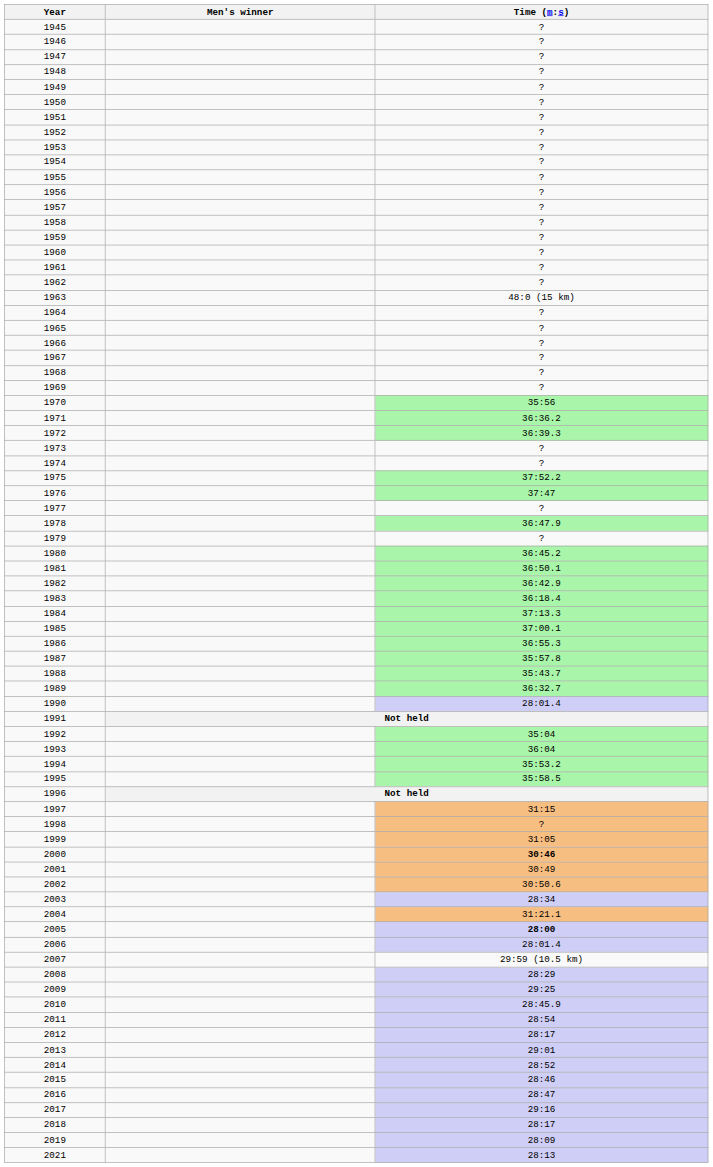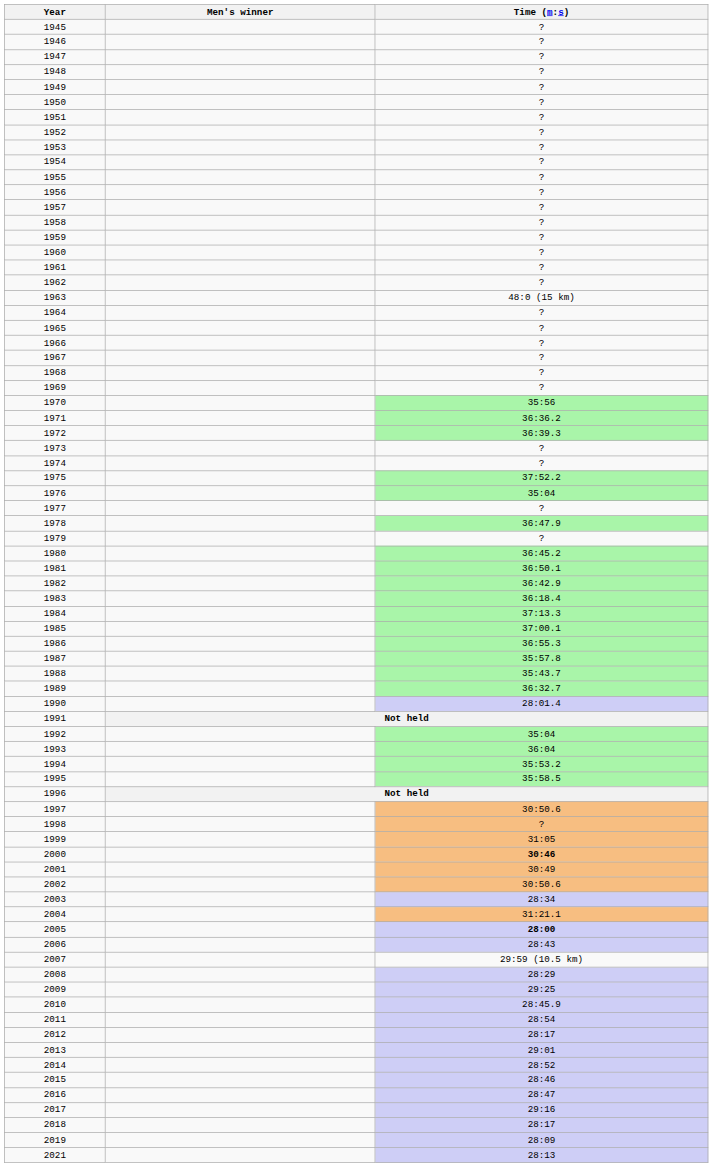(542, 493) 37:47 -> (542, 493) 35:04
(542, 809) 31:15 -> (542, 809) 30:50.6
(542, 945) 28:01.4 -> (542, 945) 28:43
